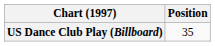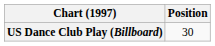(188, 31) 35 -> (188, 31) 30
